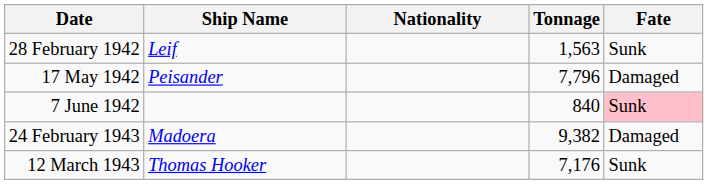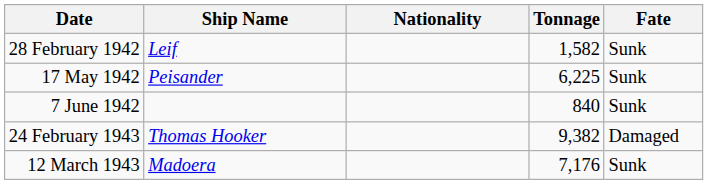(579, 48) 1,563 -> (579, 48) 1,582
(579, 77) 7,796 -> (579, 77) 6,225
(644, 77) Damaged -> (627, 77) Sunk
(627, 106) pink background -> (627, 106) no background
(182, 135) Madoera -> (207, 135) Thomas Hooker
(207, 164) Thomas Hooker -> (182, 164) Madoera
